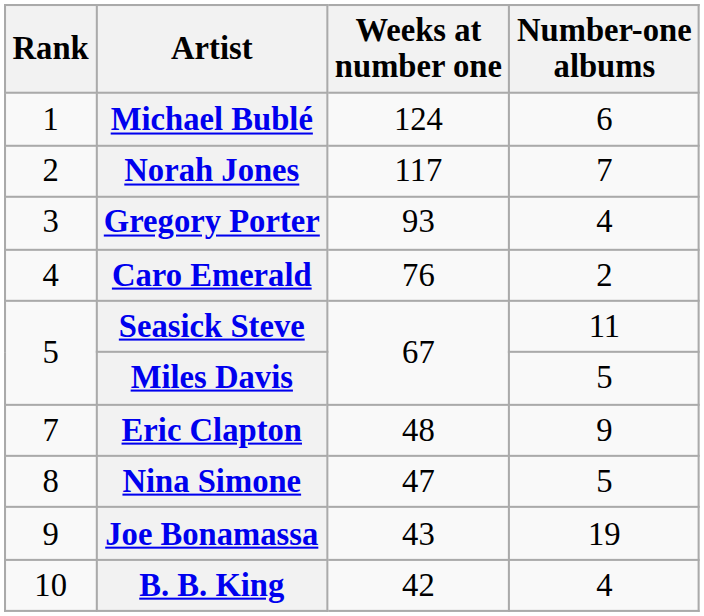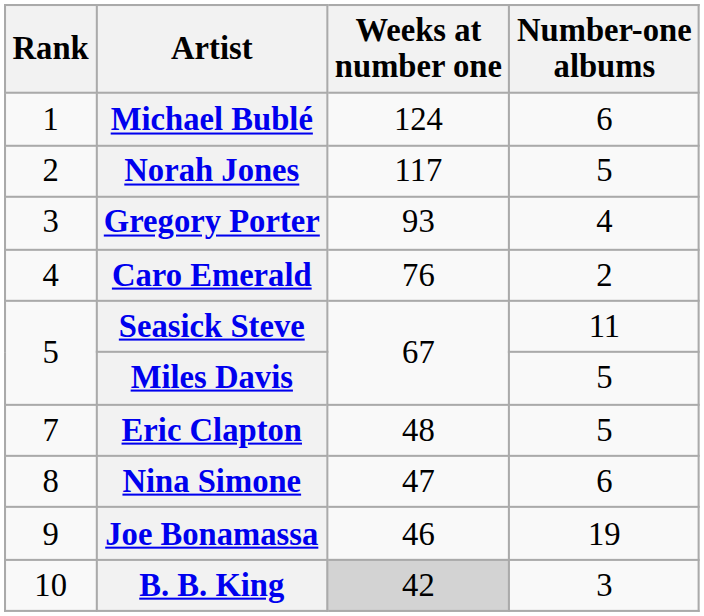(604, 170) 7 -> (604, 170) 5
(604, 429) 9 -> (604, 429) 5
(604, 481) 5 -> (604, 481) 6
(418, 532) 43 -> (418, 532) 46
(418, 584) no background -> (418, 584) lightgrey background
(604, 584) 4 -> (604, 584) 3
